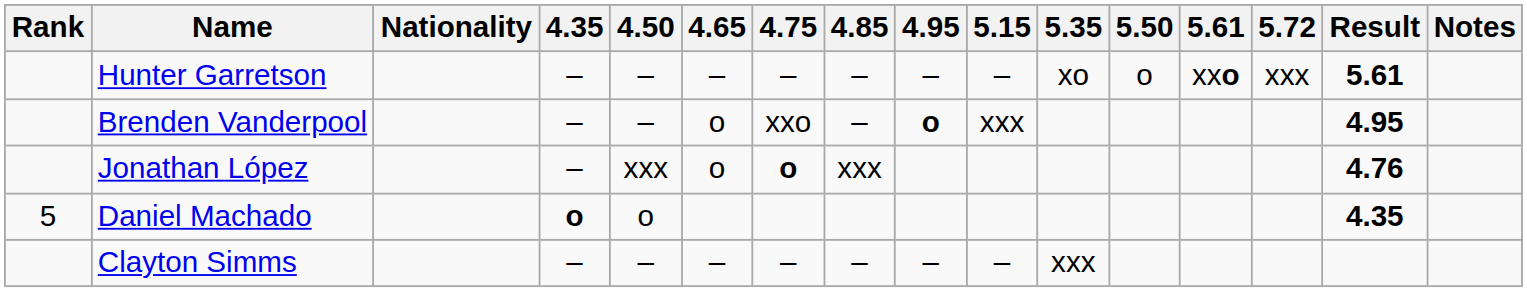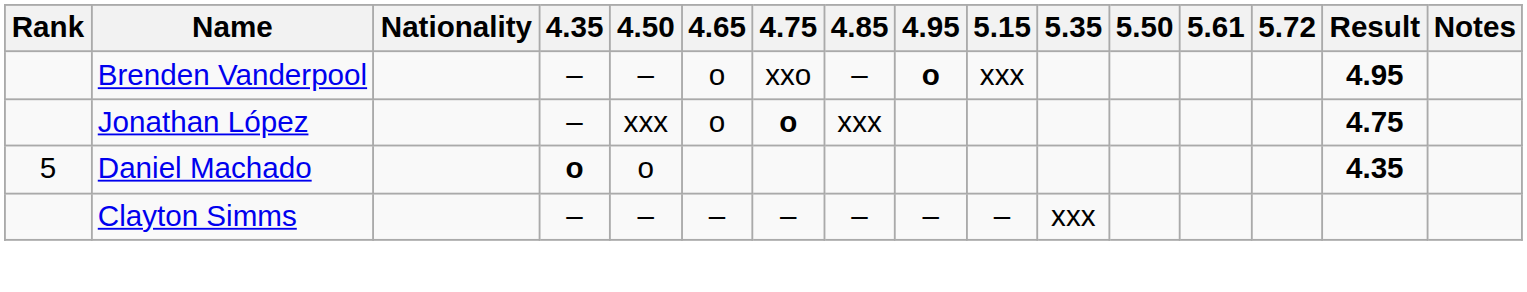- row: (212, 74)
(1375, 168) 4.76 -> (1375, 121) 4.75
